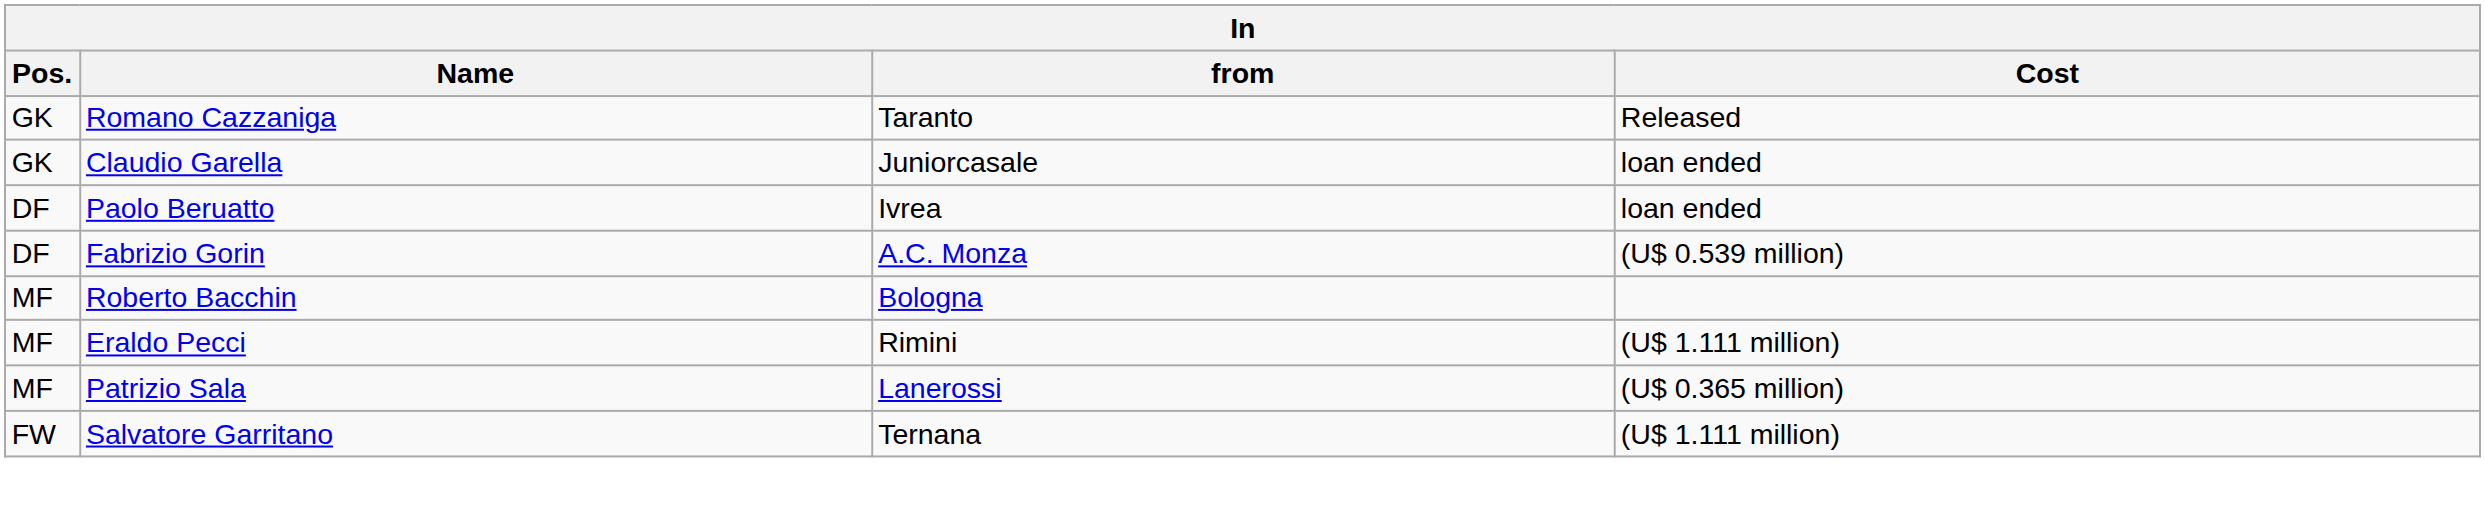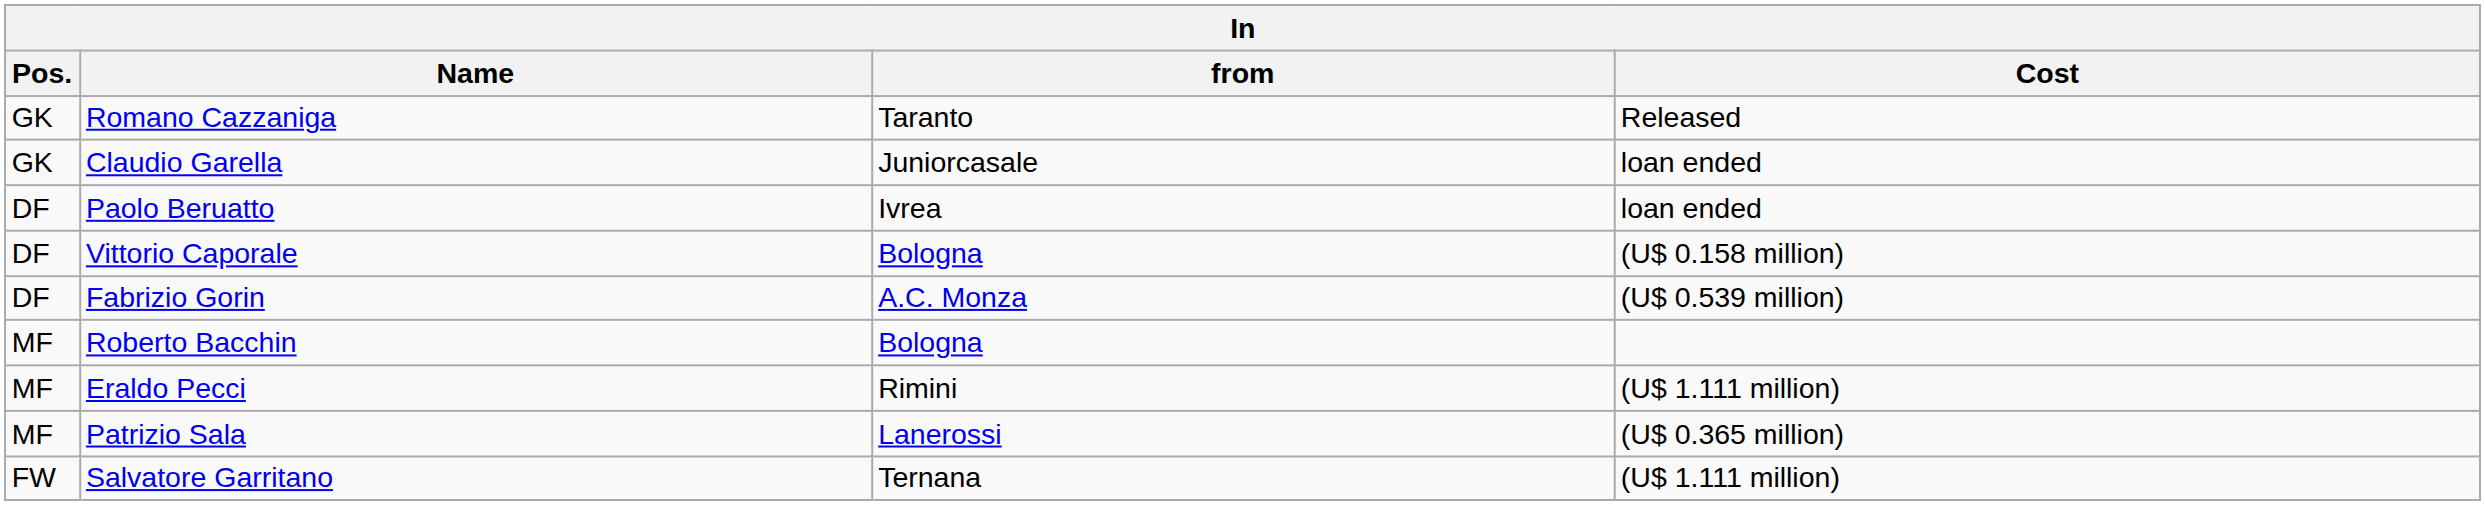+ row: (192, 253)
